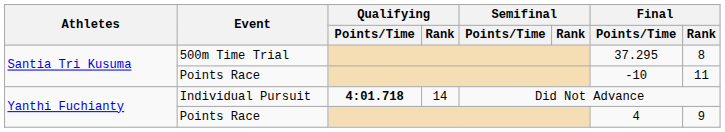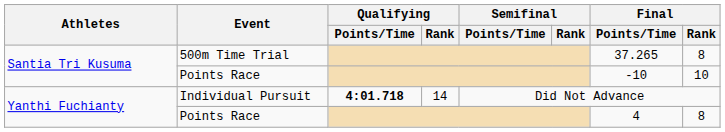(636, 55) 37.295 -> (636, 55) 37.265
(701, 76) 11 -> (701, 76) 10
(701, 117) 9 -> (701, 117) 8
